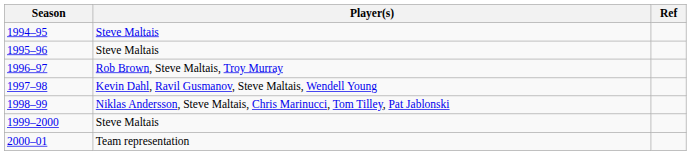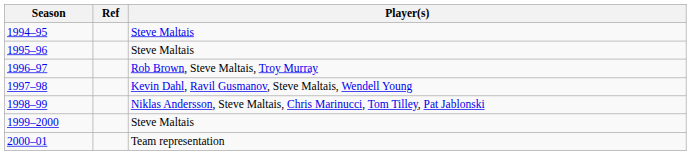columns swapped: (372, 13) <-> (669, 13)
